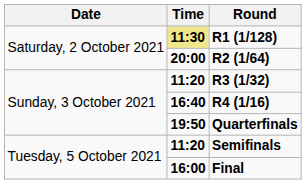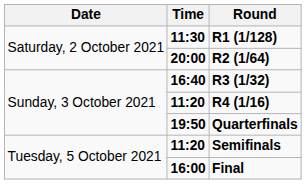(188, 37) khaki background -> (188, 37) no background
(188, 80) 11:20 -> (188, 80) 16:40
(188, 102) 16:40 -> (188, 102) 11:20
